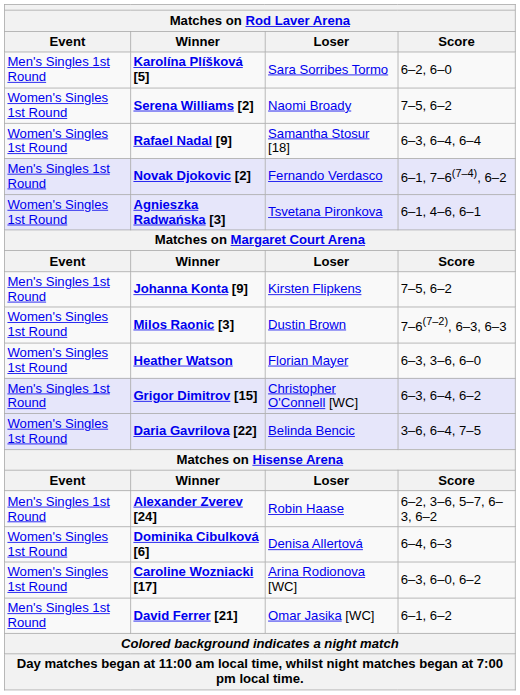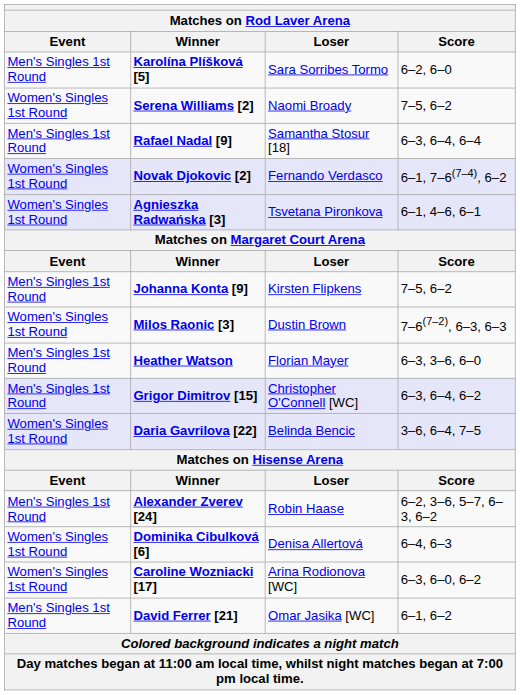(58, 141) Women's Singles 1st Round -> (59, 141) Men's Singles 1st Round
(59, 176) Men's Singles 1st Round -> (58, 176) Women's Singles 1st Round
(58, 360) Women's Singles 1st Round -> (59, 360) Men's Singles 1st Round
